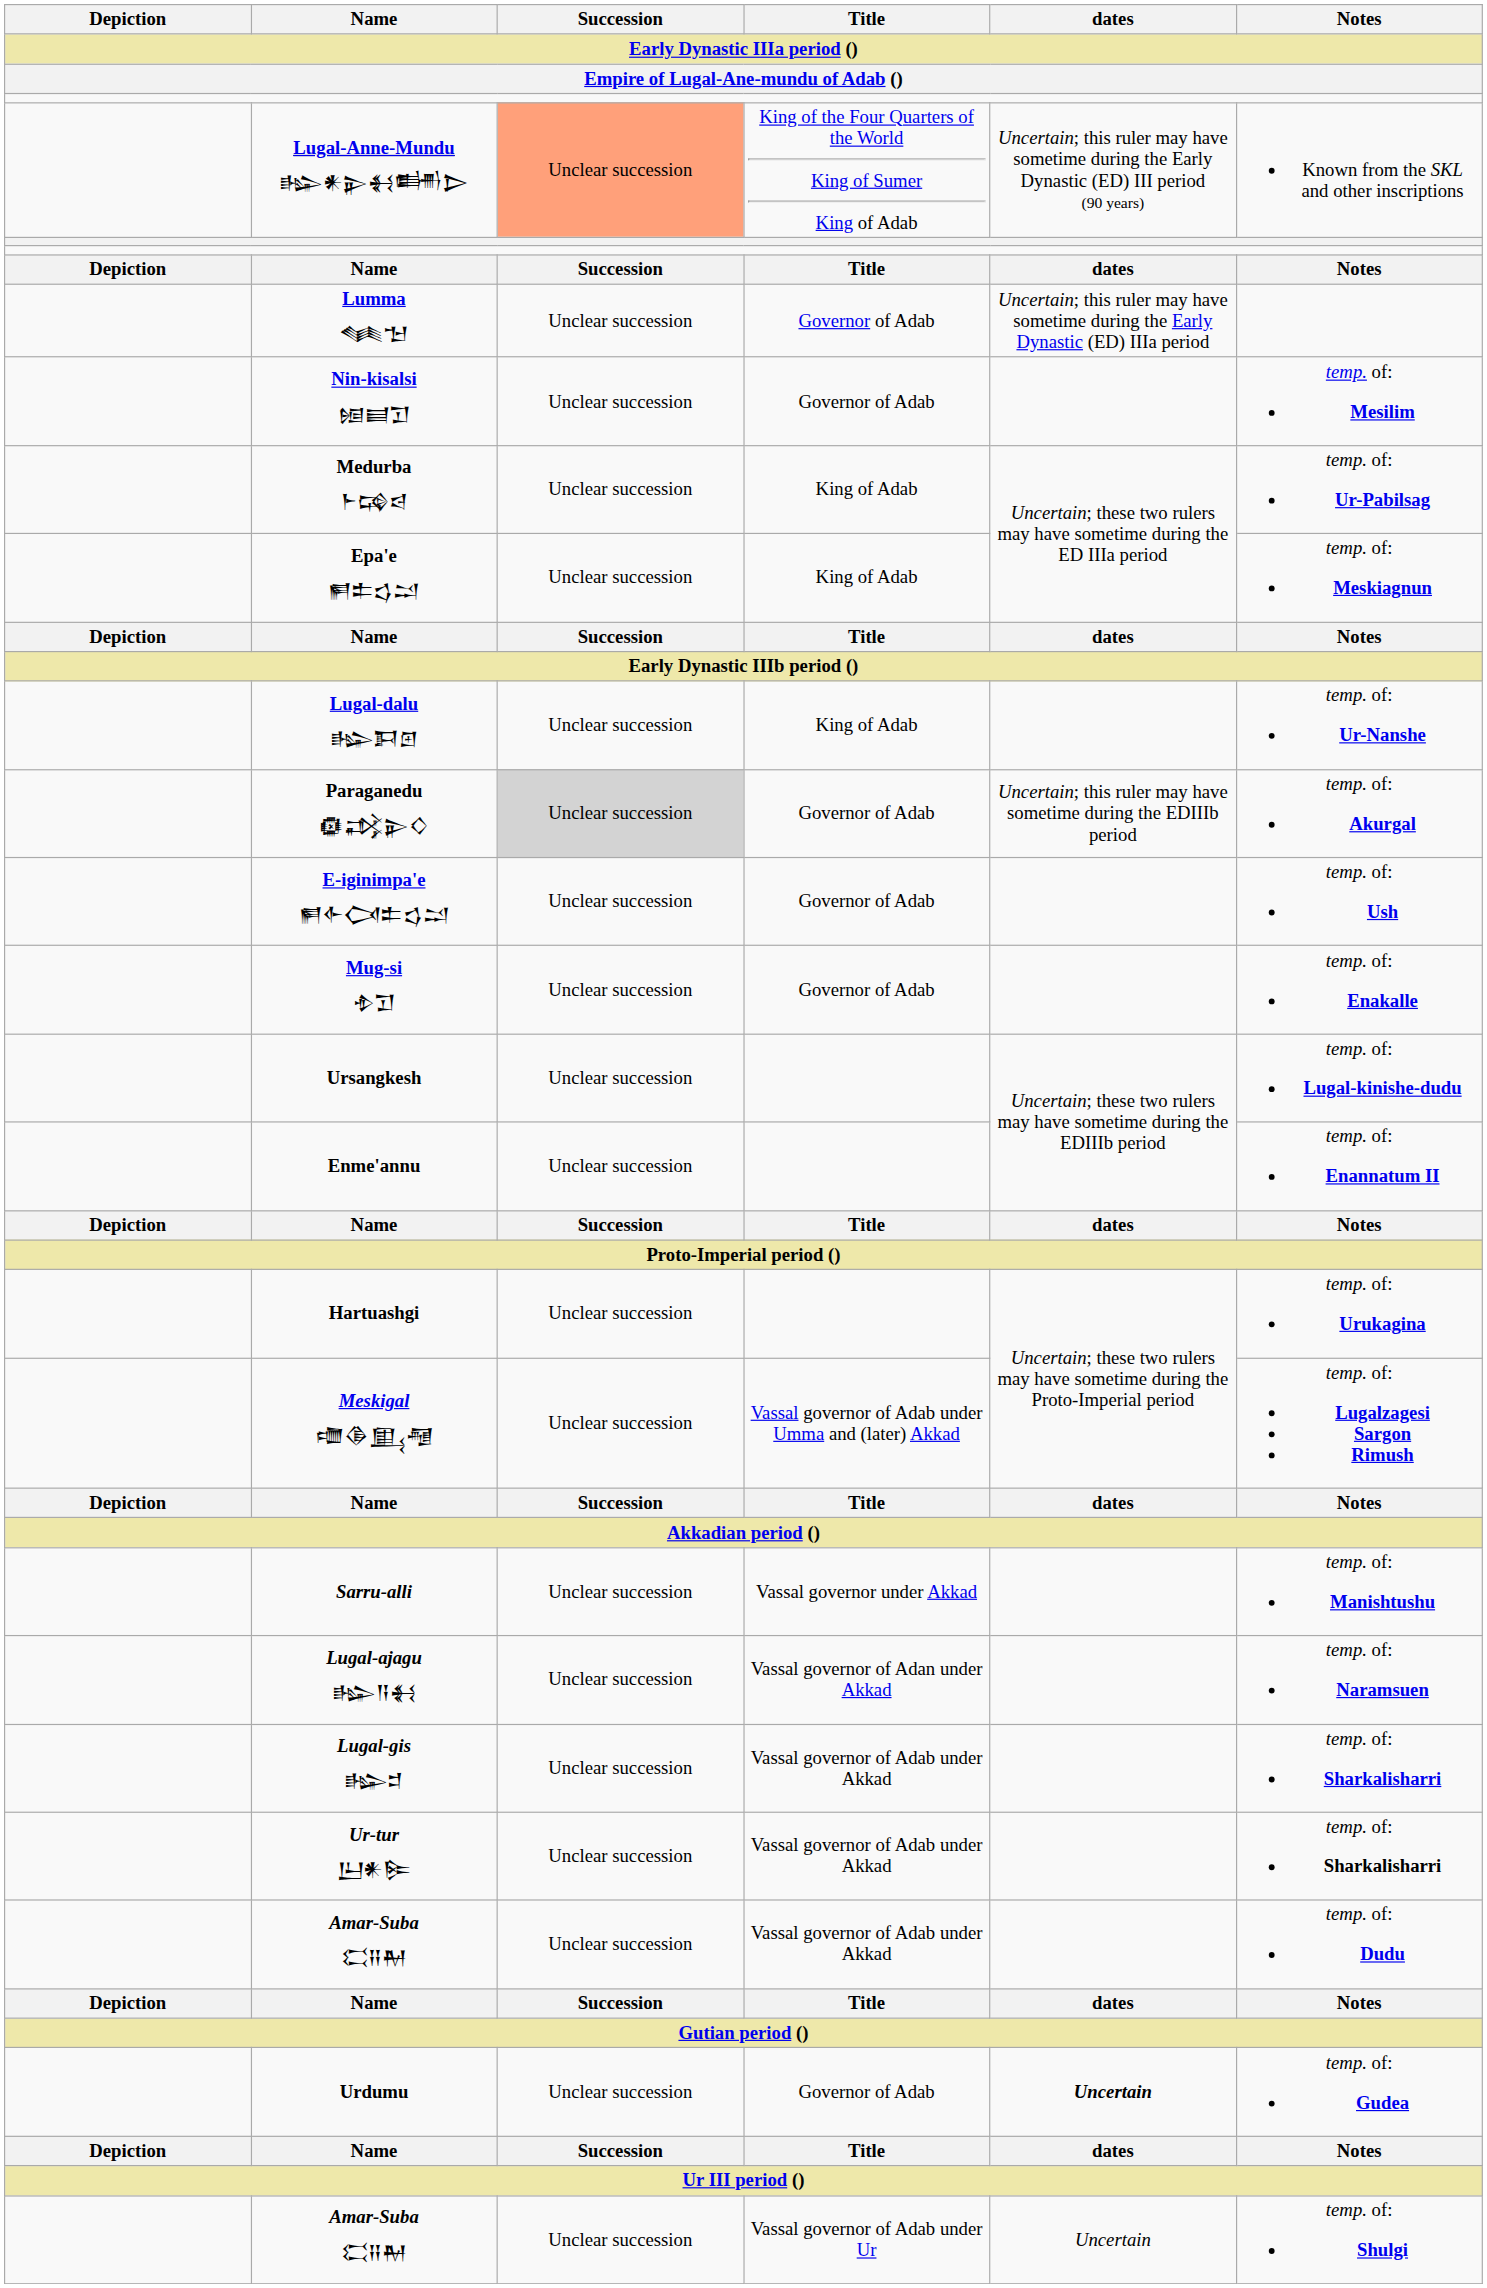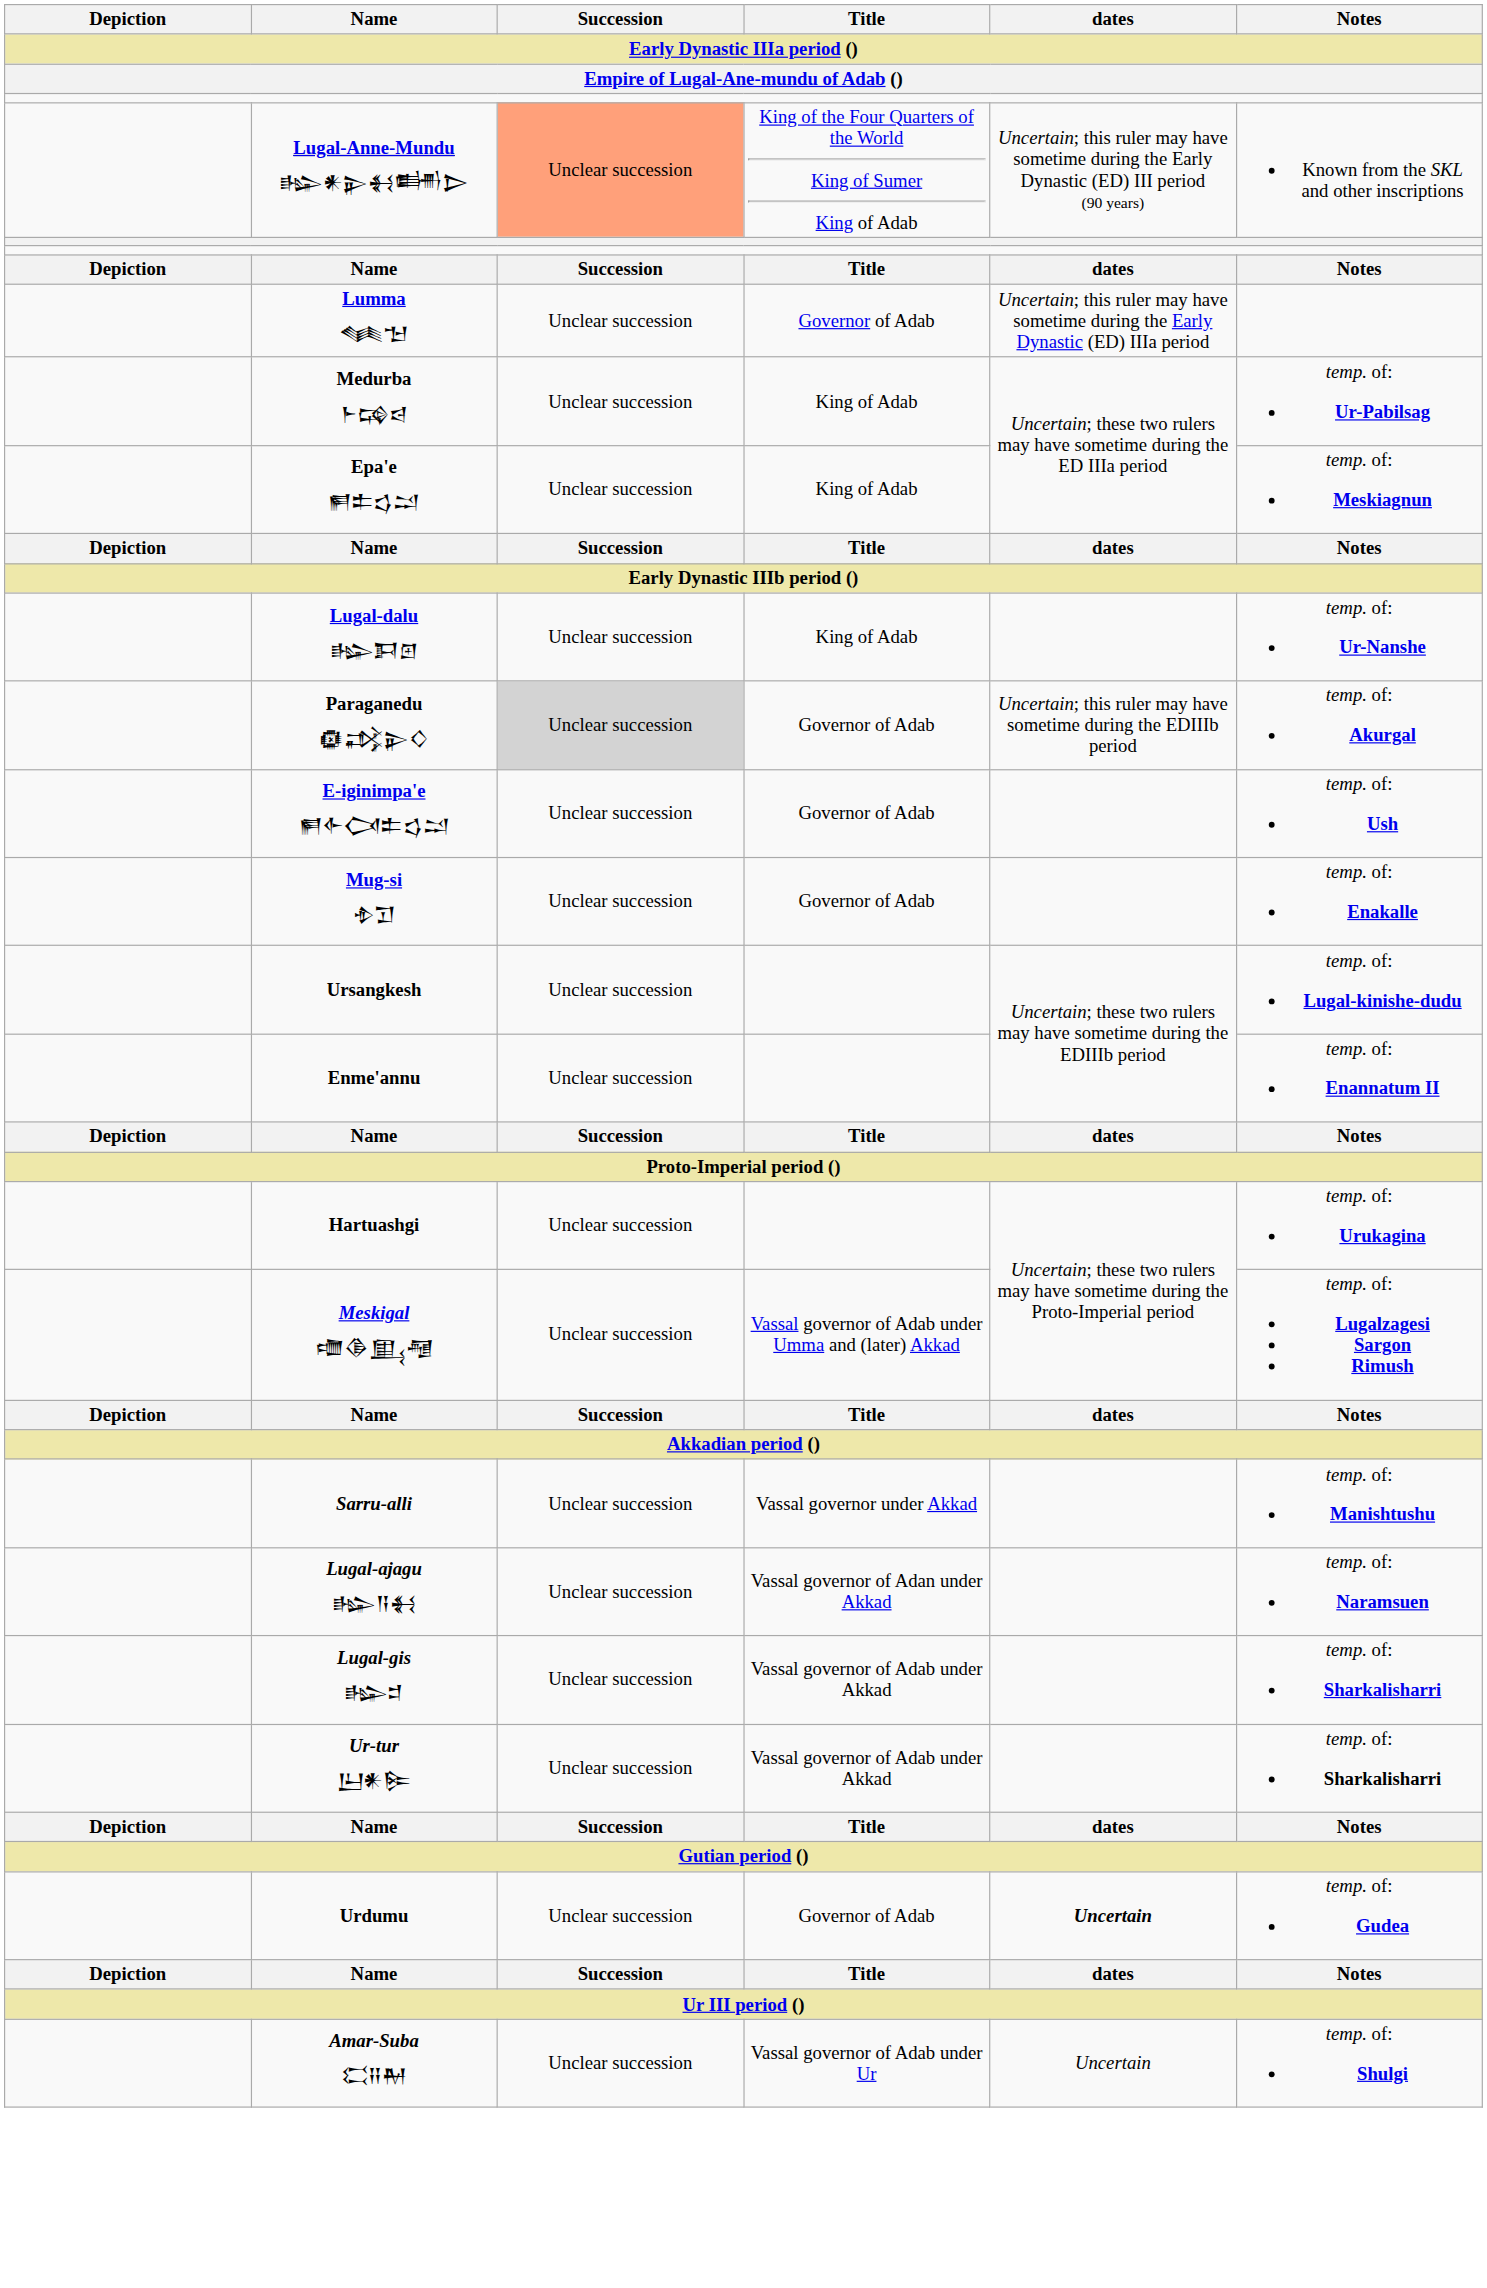- row: (374, 397)
- row: (374, 1940)
